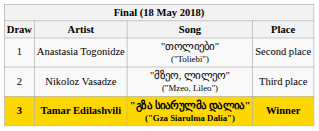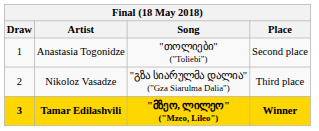(190, 82) "მზეო, ლილეო" ("Mzeo, Lileo") -> (188, 82) "გზა სიარულმა დალია" ("Gza Siarulma Dalia")
(190, 111) "გზა სიარულმა დალია" ("Gza Siarulma Dalia") -> (188, 111) "მზეო, ლილეო" ("Mzeo, Lileo")
